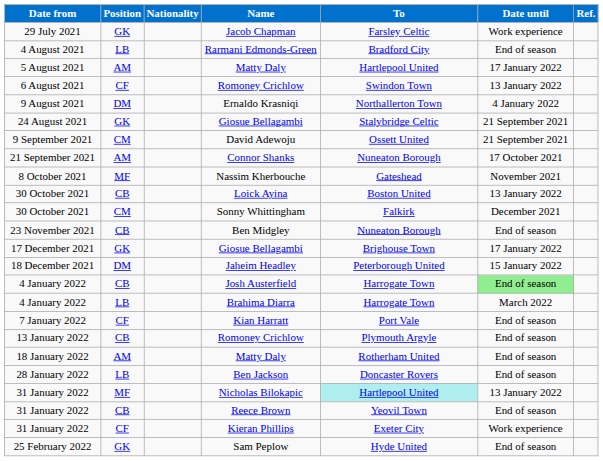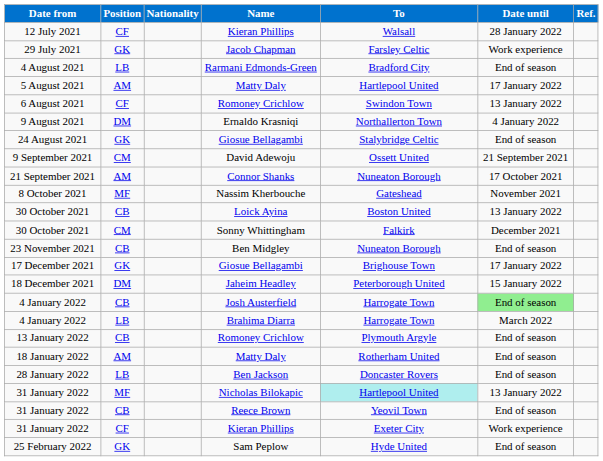+ row: (53, 31)
(526, 122) 21 September 2021 -> (526, 140) End of season
- row: (53, 320)
